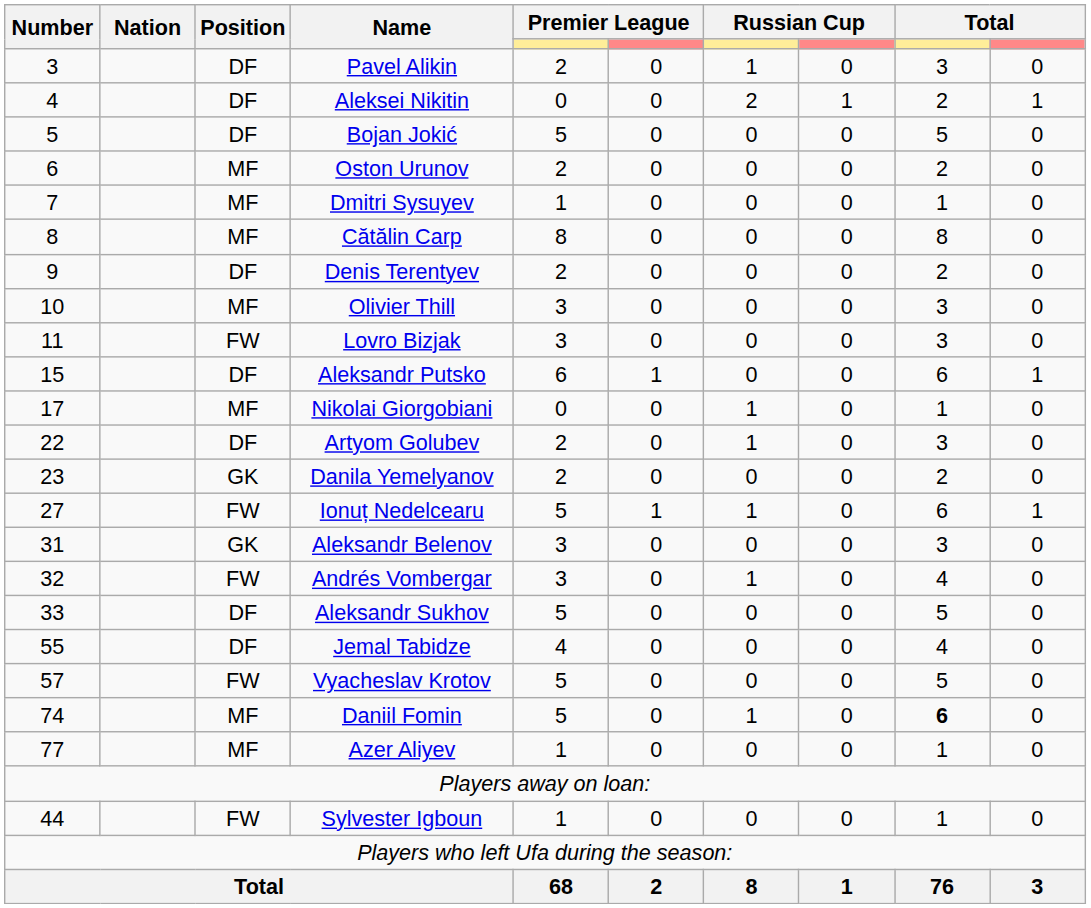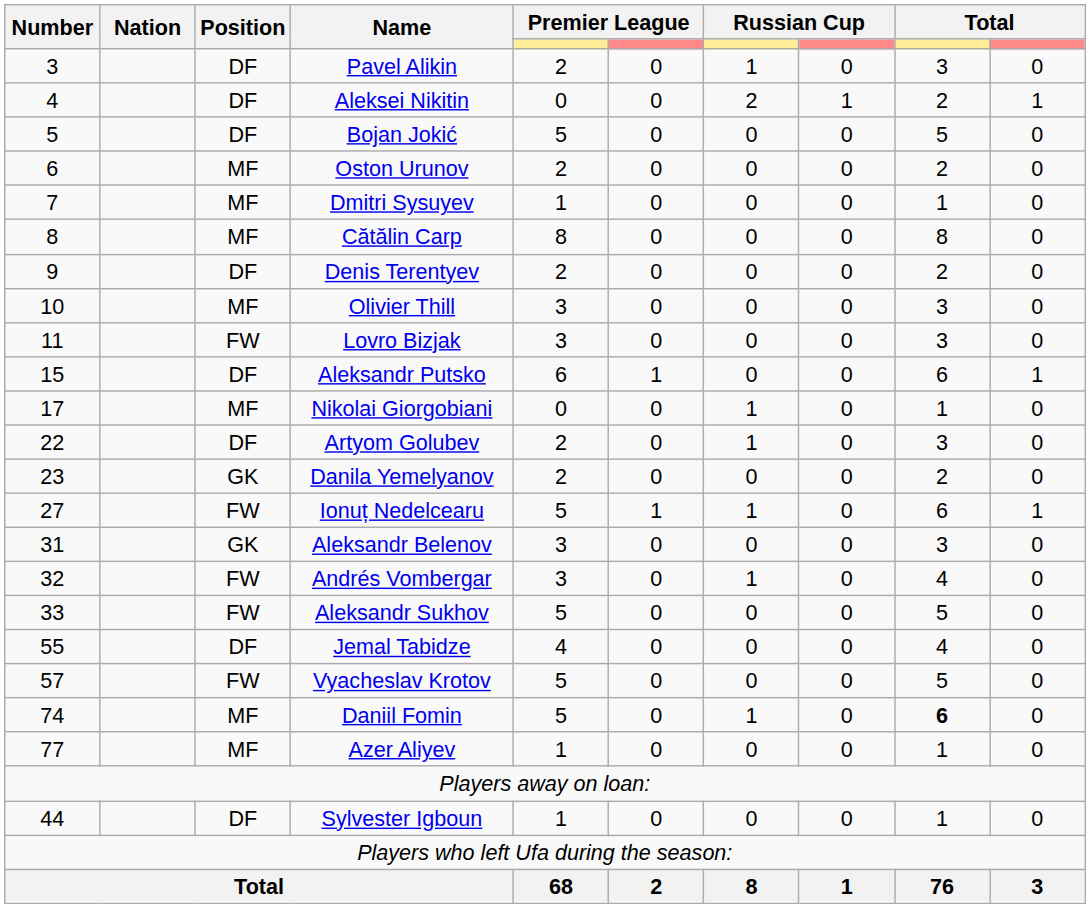(243, 613) DF -> (243, 613) FW
(243, 818) FW -> (243, 818) DF
